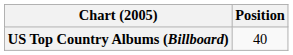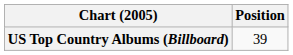(260, 38) 40 -> (260, 38) 39
